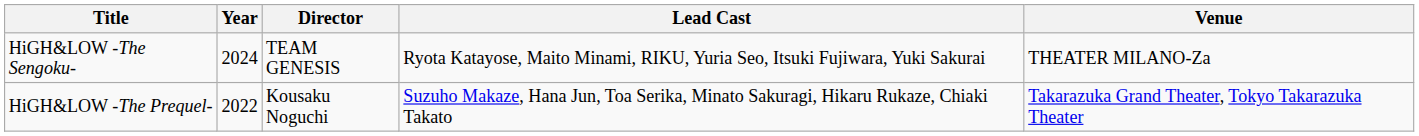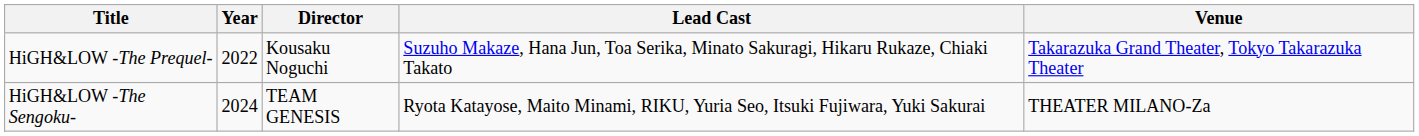rows swapped: (111, 106) <-> (77, 57)
